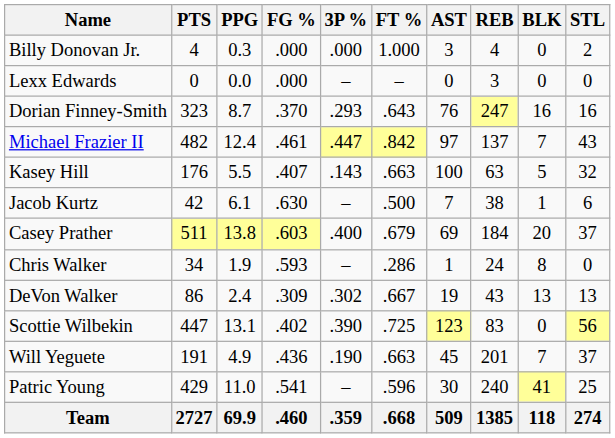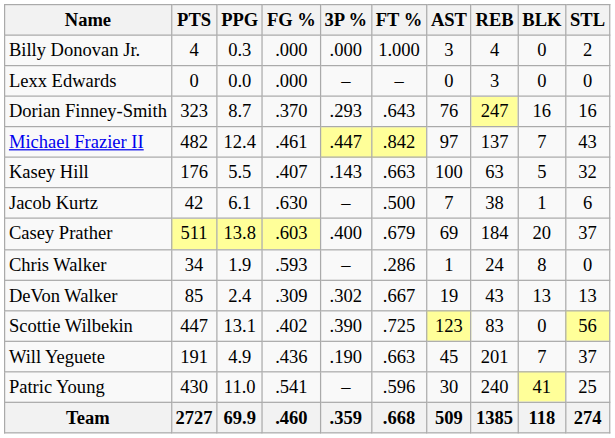(194, 295) 86 -> (194, 295) 85
(194, 386) 429 -> (194, 386) 430
